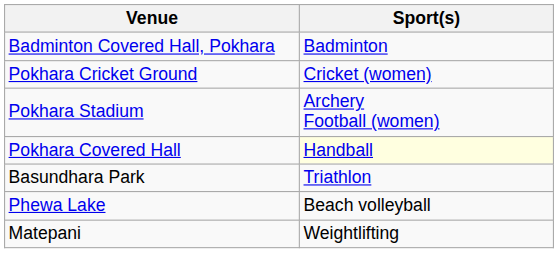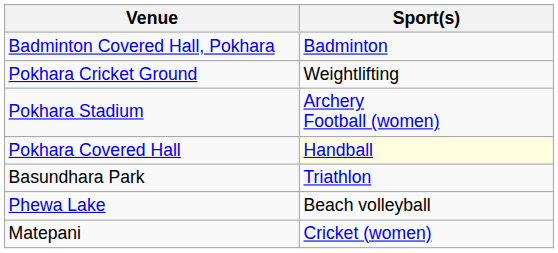(368, 74) Cricket (women) -> (351, 74) Weightlifting
(351, 233) Weightlifting -> (368, 233) Cricket (women)
